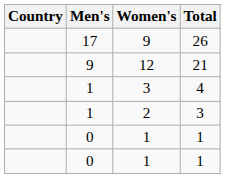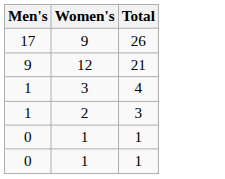- column: (35, 16)
